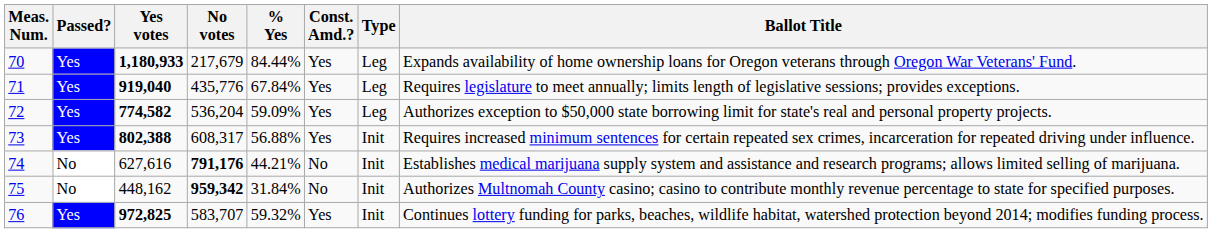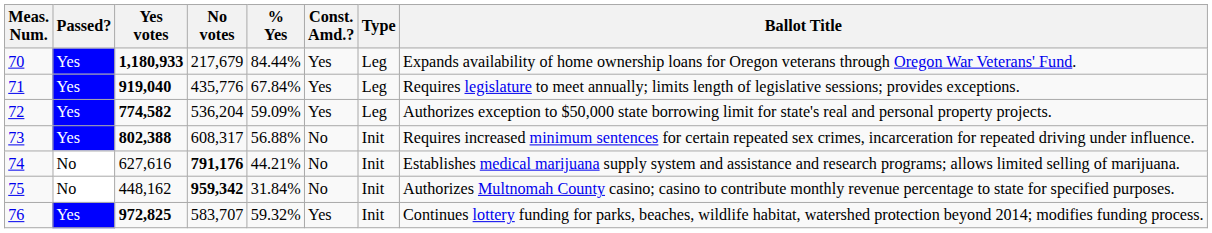(320, 138) Yes -> (318, 138) No
